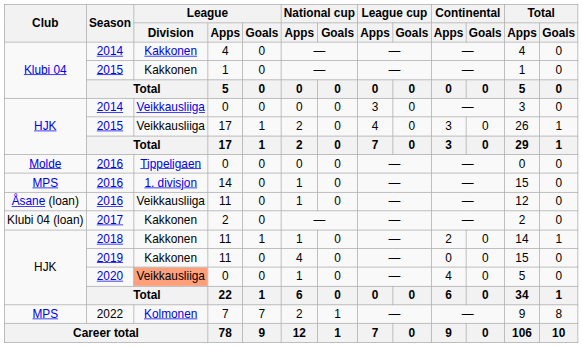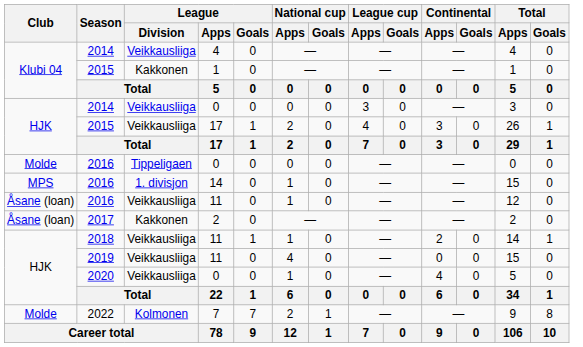(171, 51) Kakkonen -> (162, 51) Veikkausliiga
(45, 220) Klubi 04 (loan) -> (41, 220) Åsane (loan)
(171, 239) Kakkonen -> (162, 239) Veikkausliiga
(171, 257) Kakkonen -> (162, 257) Veikkausliiga
(171, 276) lightsalmon background -> (162, 276) no background
(45, 314) MPS -> (41, 314) Molde
